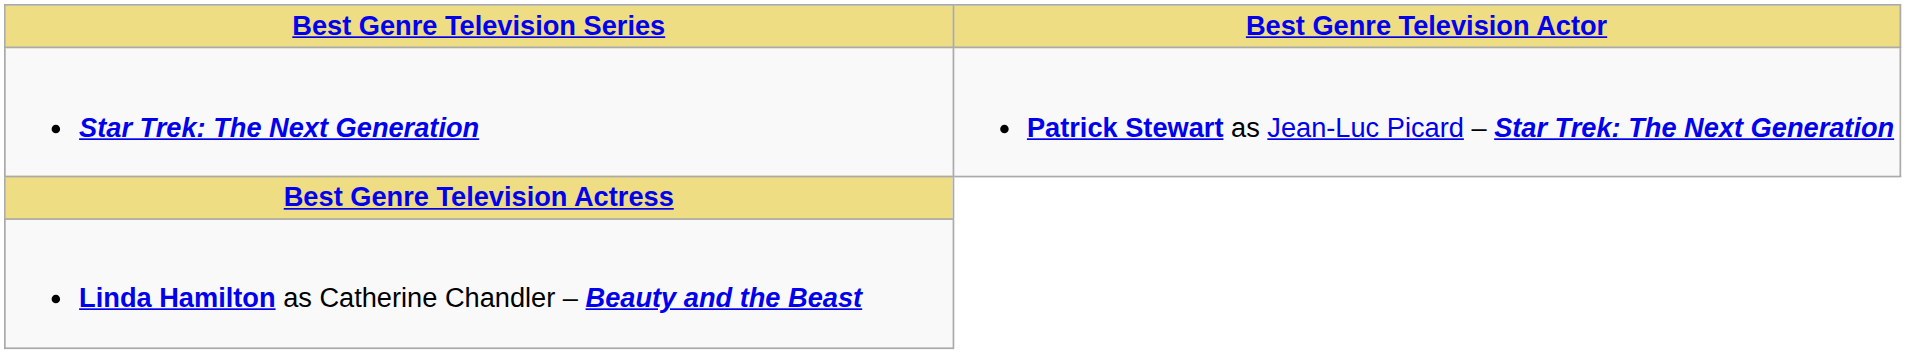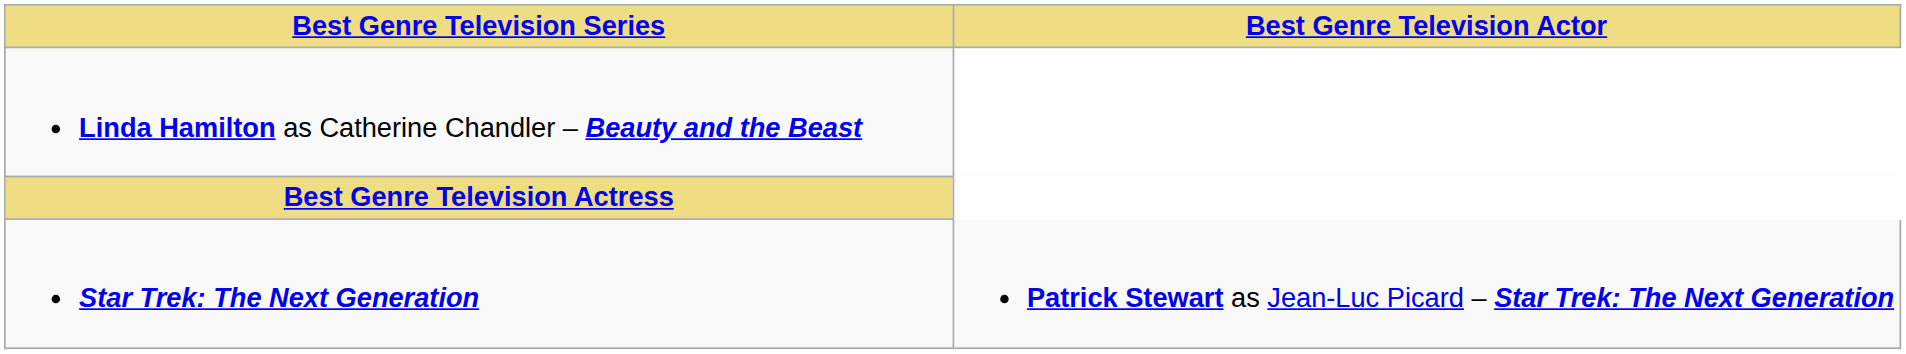rows swapped: (479, 127) <-> (479, 299)
